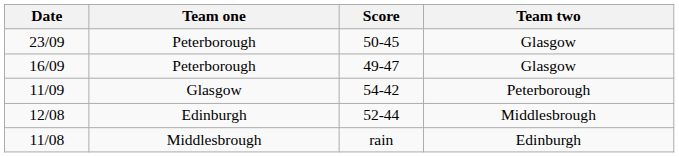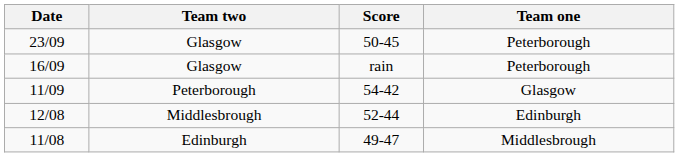columns swapped: (214, 16) <-> (548, 16)
(381, 66) 49-47 -> (381, 66) rain
(381, 139) rain -> (381, 139) 49-47
